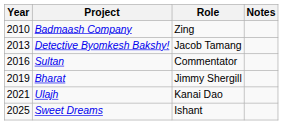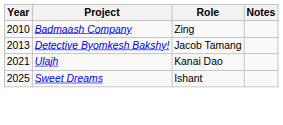- row: (49, 62)
- row: (50, 78)
